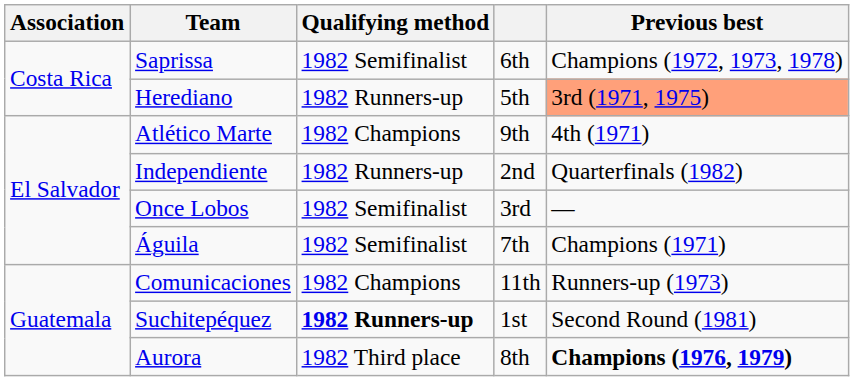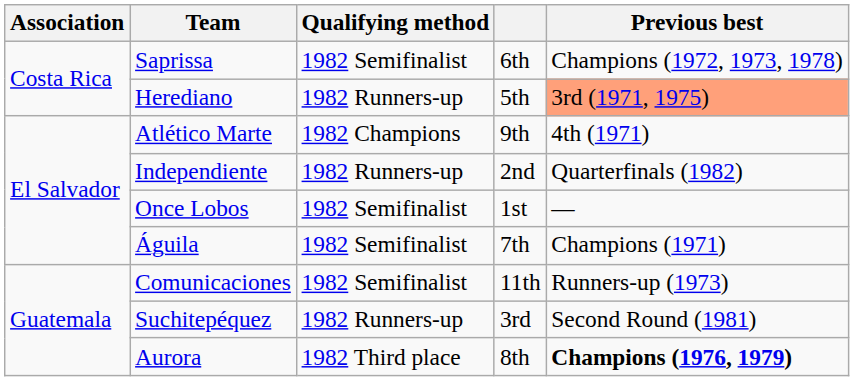(515, 208) 3rd -> (514, 208) 1st
(381, 282) 1982 Champions -> (384, 282) 1982 Semifinalist
(388, 319) bold -> (382, 319) normal
(514, 319) 1st -> (515, 319) 3rd
